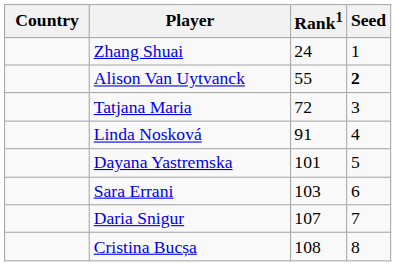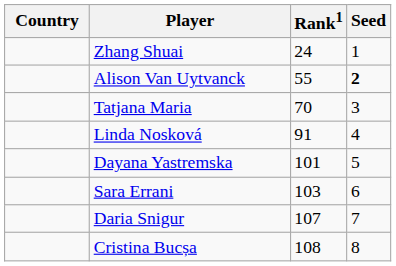(303, 106) 72 -> (303, 106) 70
